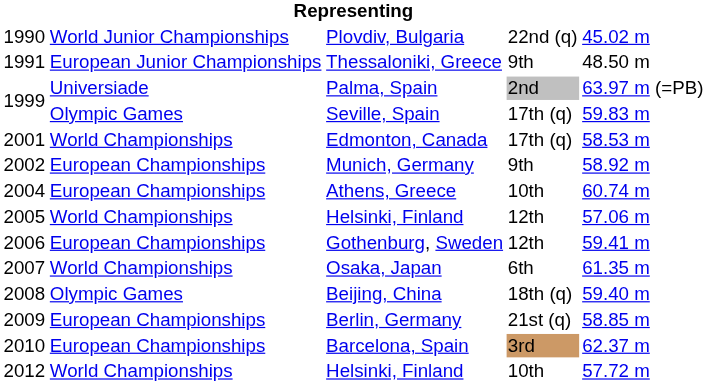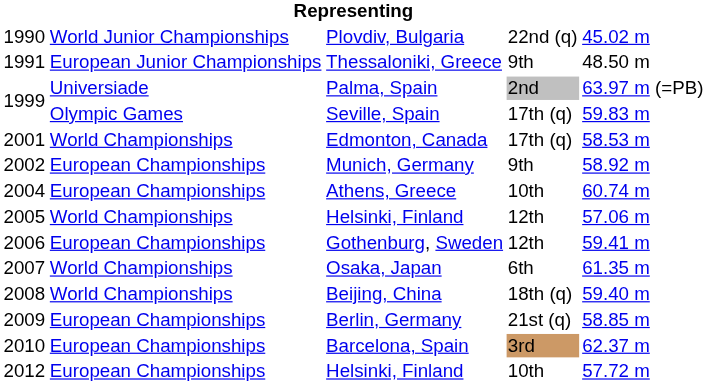(116, 294) Olympic Games -> (141, 294) World Championships
(141, 371) World Championships -> (158, 371) European Championships
